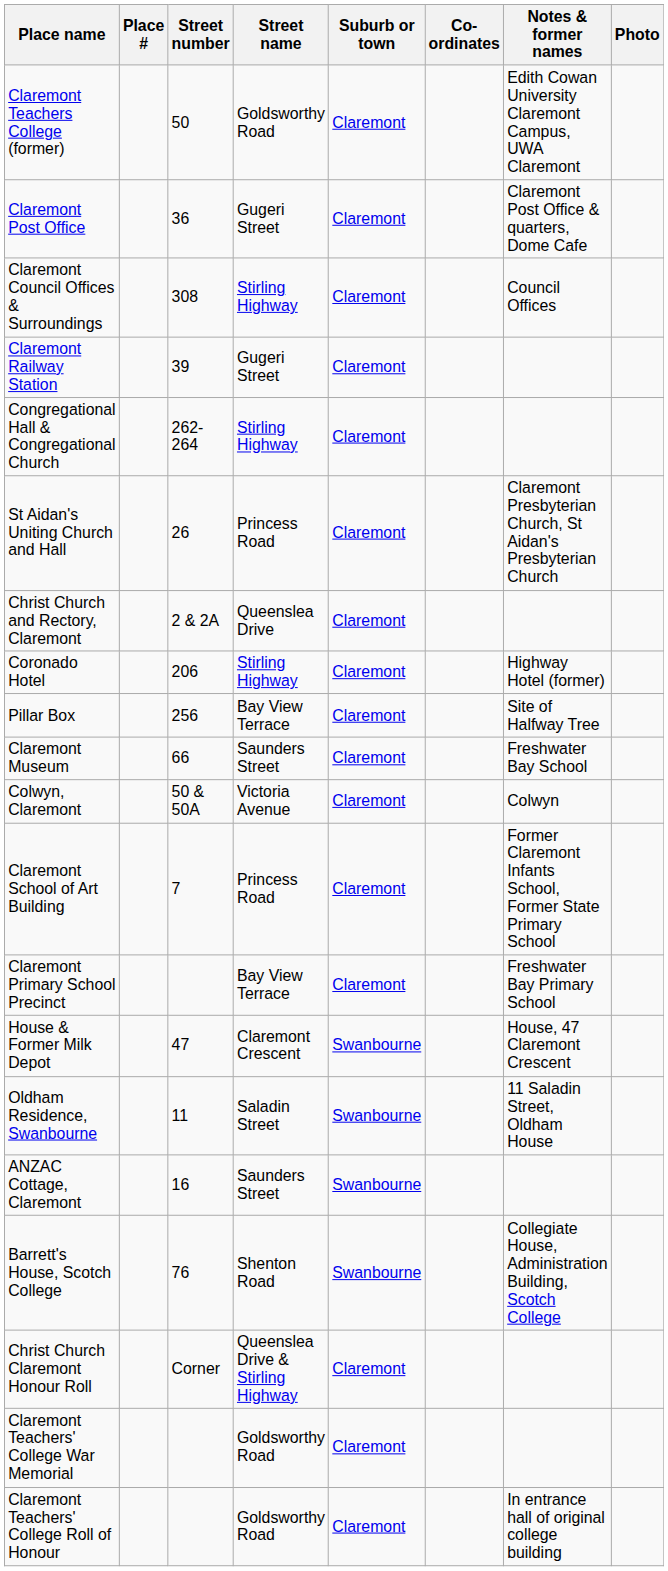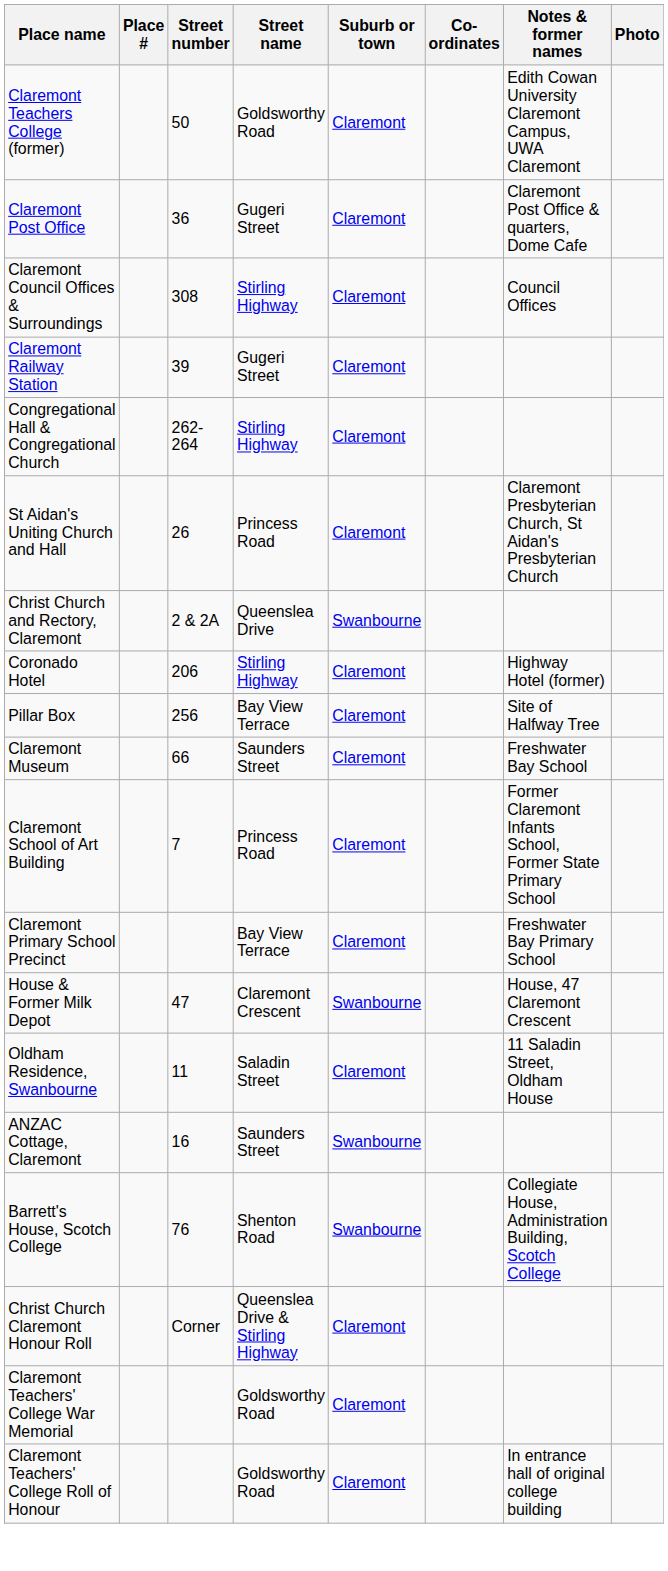(369, 620) Claremont -> (377, 620) Swanbourne
- row: (45, 801)
(377, 1115) Swanbourne -> (369, 1072) Claremont
